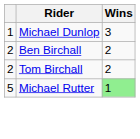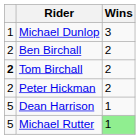(10, 69) normal -> (10, 69) bold
+ row: (57, 87)
+ row: (57, 106)
